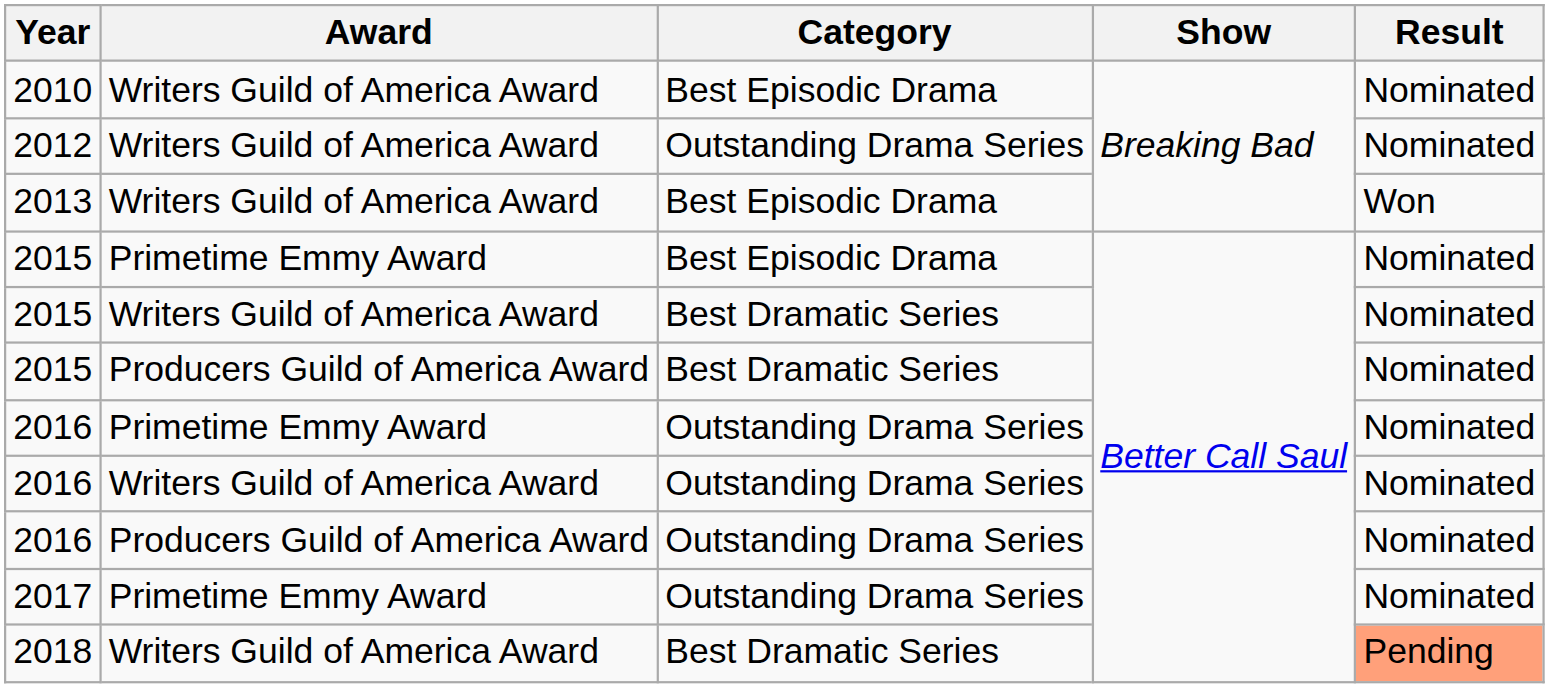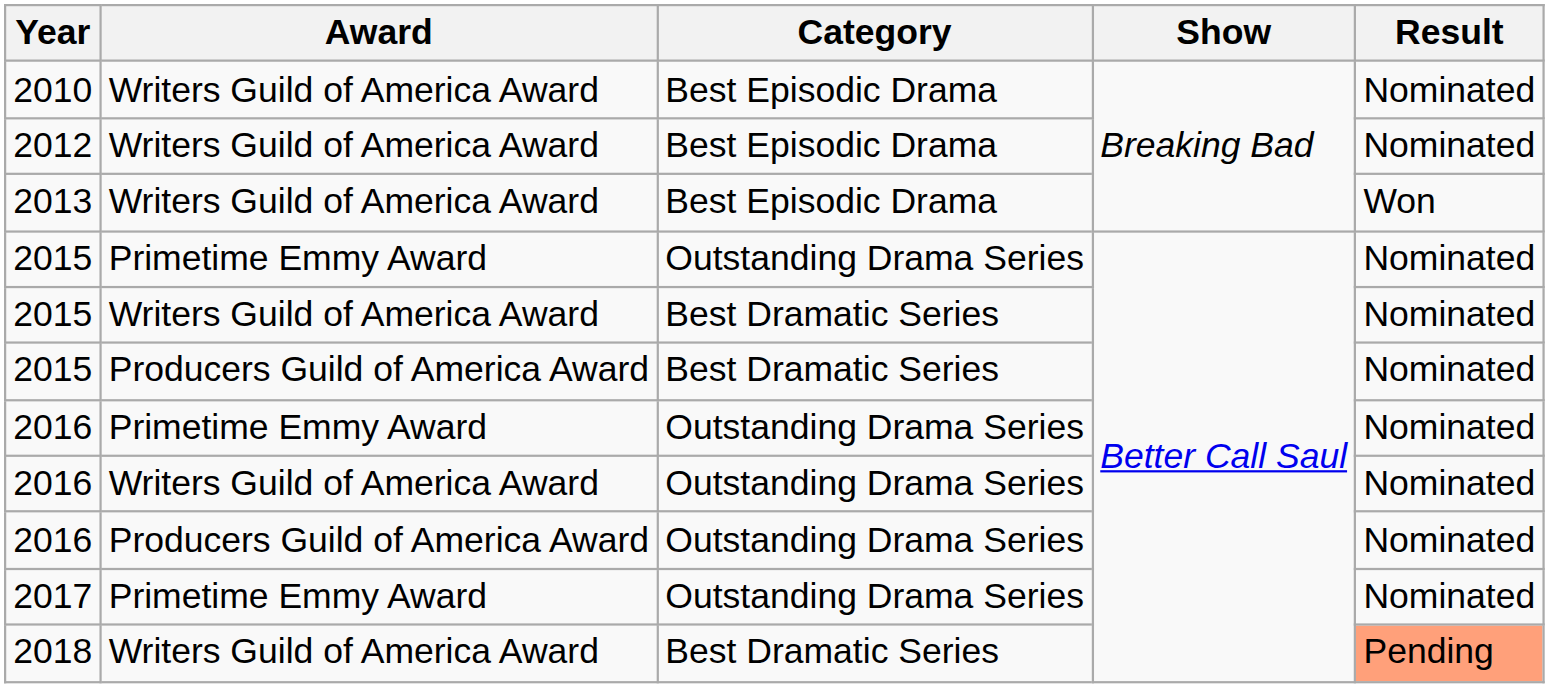(875, 145) Outstanding Drama Series -> (831, 145) Best Episodic Drama
(831, 257) Best Episodic Drama -> (875, 257) Outstanding Drama Series
